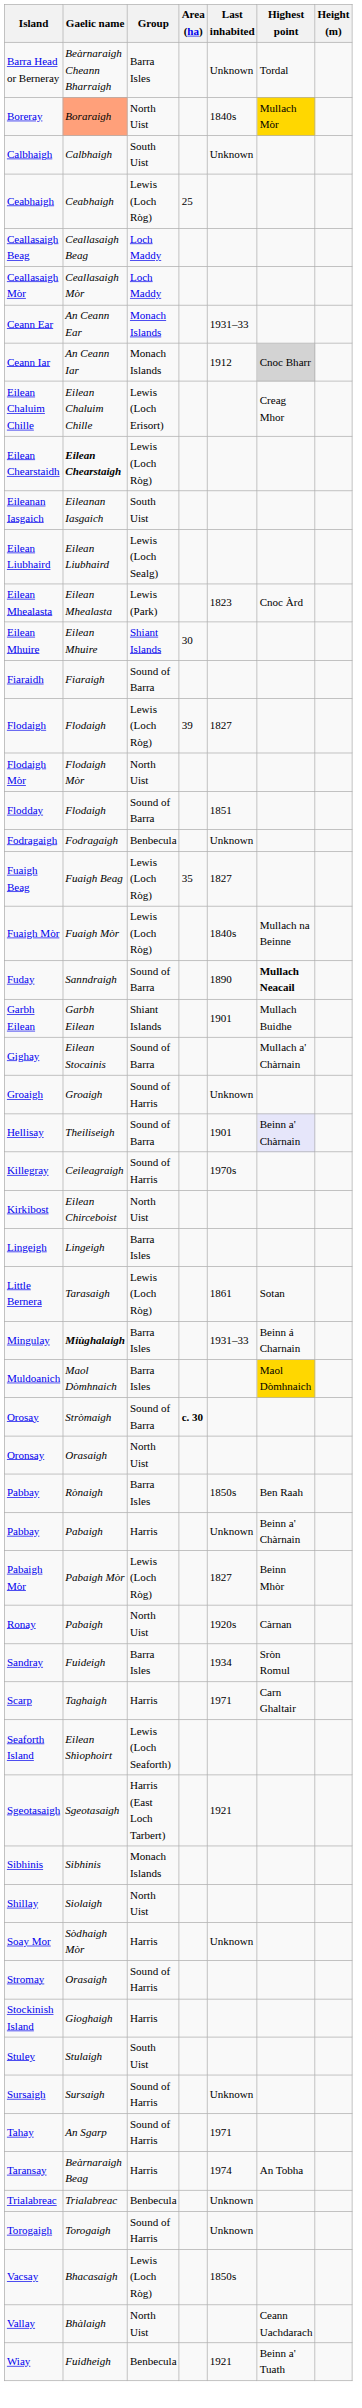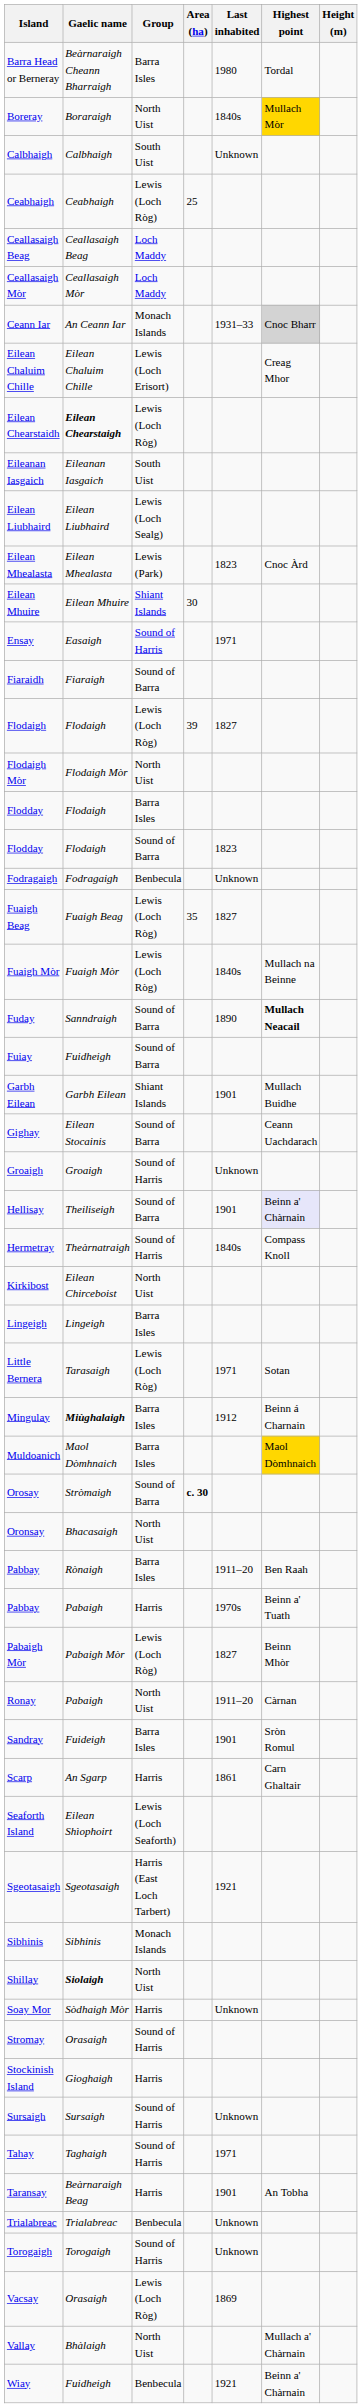(232, 70) Unknown -> (226, 70) 1980
(88, 116) lightsalmon background -> (88, 116) no background
- row: (30, 324)
(221, 362) 1912 -> (234, 324) 1931–33
+ row: (20, 641)
+ row: (25, 810)
(221, 810) 1851 -> (226, 848) 1823
+ row: (19, 1056)
(283, 1056) Mullach a' Chàrnain -> (291, 1132) Ceann Uachdarach
+ row: (30, 1247)
- row: (28, 1171)
(221, 1294) 1861 -> (226, 1370) 1971
(229, 1340) 1931–33 -> (226, 1416) 1912
(86, 1455) Orasaigh -> (91, 1531) Bhacasaigh
(223, 1493) 1850s -> (234, 1569) 1911–20
(232, 1531) Unknown -> (228, 1608) 1970s
(280, 1531) Beinn a' Chàrnain -> (283, 1608) Beinn a' Tuath
(223, 1624) 1920s -> (234, 1700) 1911–20
(221, 1662) 1934 -> (226, 1739) 1901
(86, 1700) Taghaigh -> (86, 1777) An Sgarp
(221, 1700) 1971 -> (226, 1777) 1861
(84, 1903) normal -> (84, 1979) bold
- row: (21, 2056)
(86, 2132) An Sgarp -> (86, 2154) Taghaigh
(221, 2170) 1974 -> (226, 2192) 1901
(91, 2277) Bhacasaigh -> (86, 2298) Orasaigh
(223, 2277) 1850s -> (226, 2298) 1869
(286, 2323) Ceann Uachdarach -> (288, 2345) Mullach a' Chàrnain
(278, 2362) Beinn a' Tuath -> (285, 2383) Beinn a' Chàrnain
